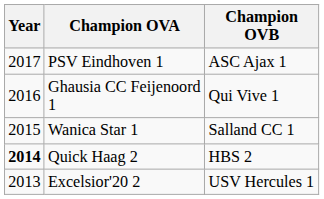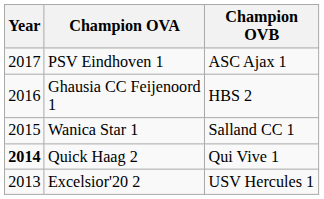(244, 95) Qui Vive 1 -> (230, 95) HBS 2
(230, 156) HBS 2 -> (244, 156) Qui Vive 1
